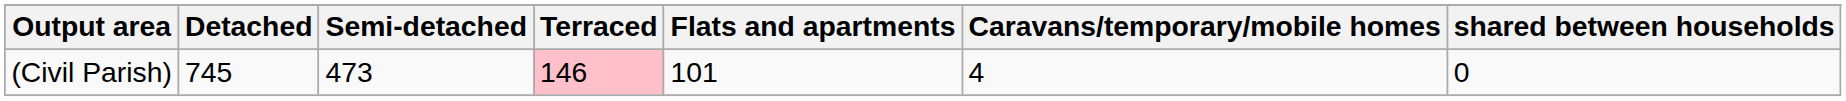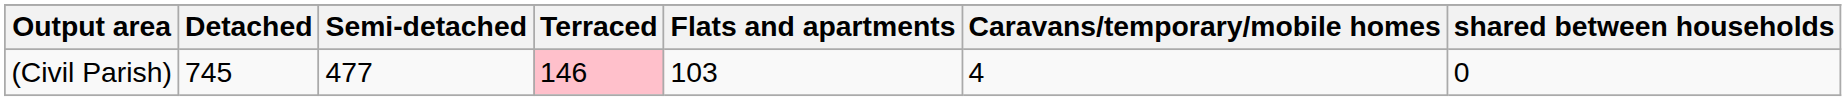(349, 71) 473 -> (349, 71) 477
(694, 71) 101 -> (694, 71) 103
